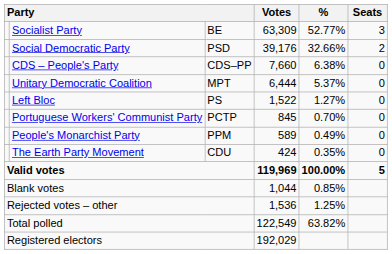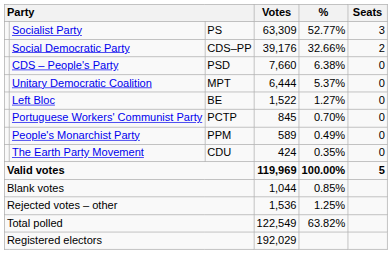(215, 30) BE -> (215, 30) PS
(219, 48) PSD -> (229, 48) CDS–PP
(229, 65) CDS–PP -> (219, 65) PSD
(215, 100) PS -> (215, 100) BE
